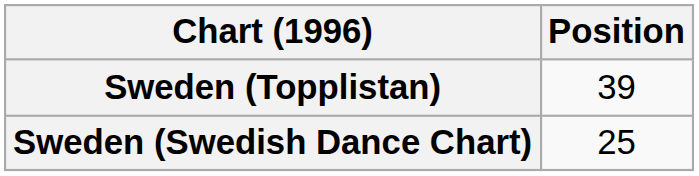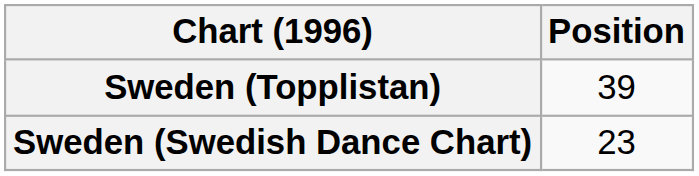(617, 142) 25 -> (617, 142) 23
